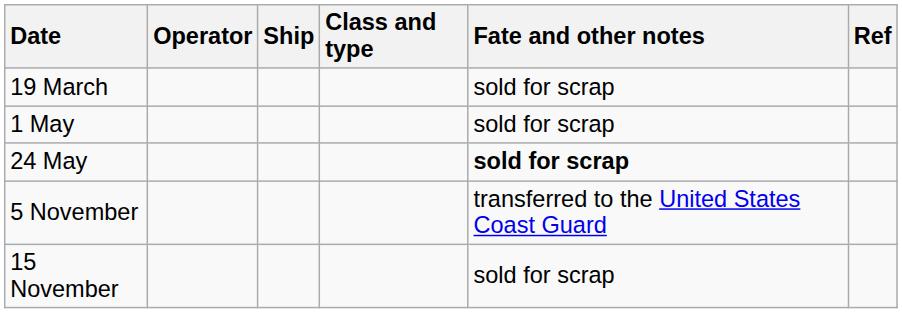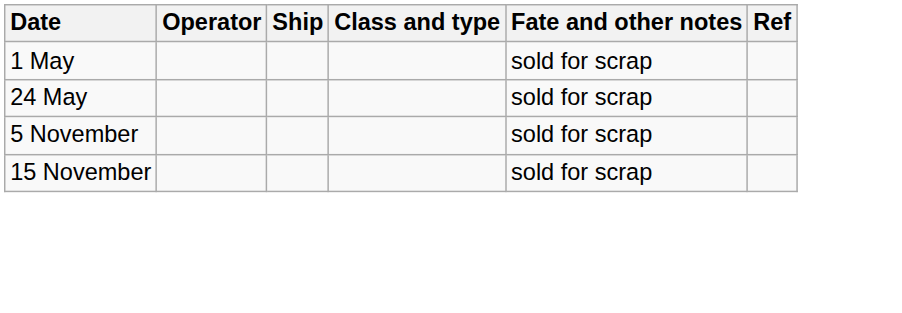- row: (59, 86)
(551, 161) bold -> (582, 97) normal
(637, 212) transferred to the United States Coast Guard -> (582, 135) sold for scrap
